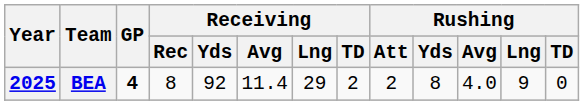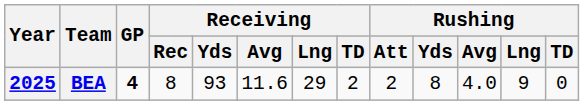(215, 84) 92 -> (215, 84) 93
(265, 84) 11.4 -> (265, 84) 11.6
